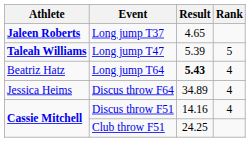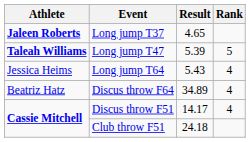(36, 71) Beatriz Hatz -> (40, 71) Jessica Heims
(195, 71) bold -> (195, 71) normal
(40, 90) Jessica Heims -> (36, 90) Beatriz Hatz
(195, 109) 14.16 -> (195, 109) 14.17
(195, 128) 24.25 -> (195, 128) 24.18
